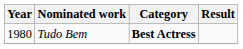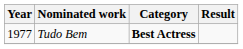(20, 33) 1980 -> (20, 33) 1977
